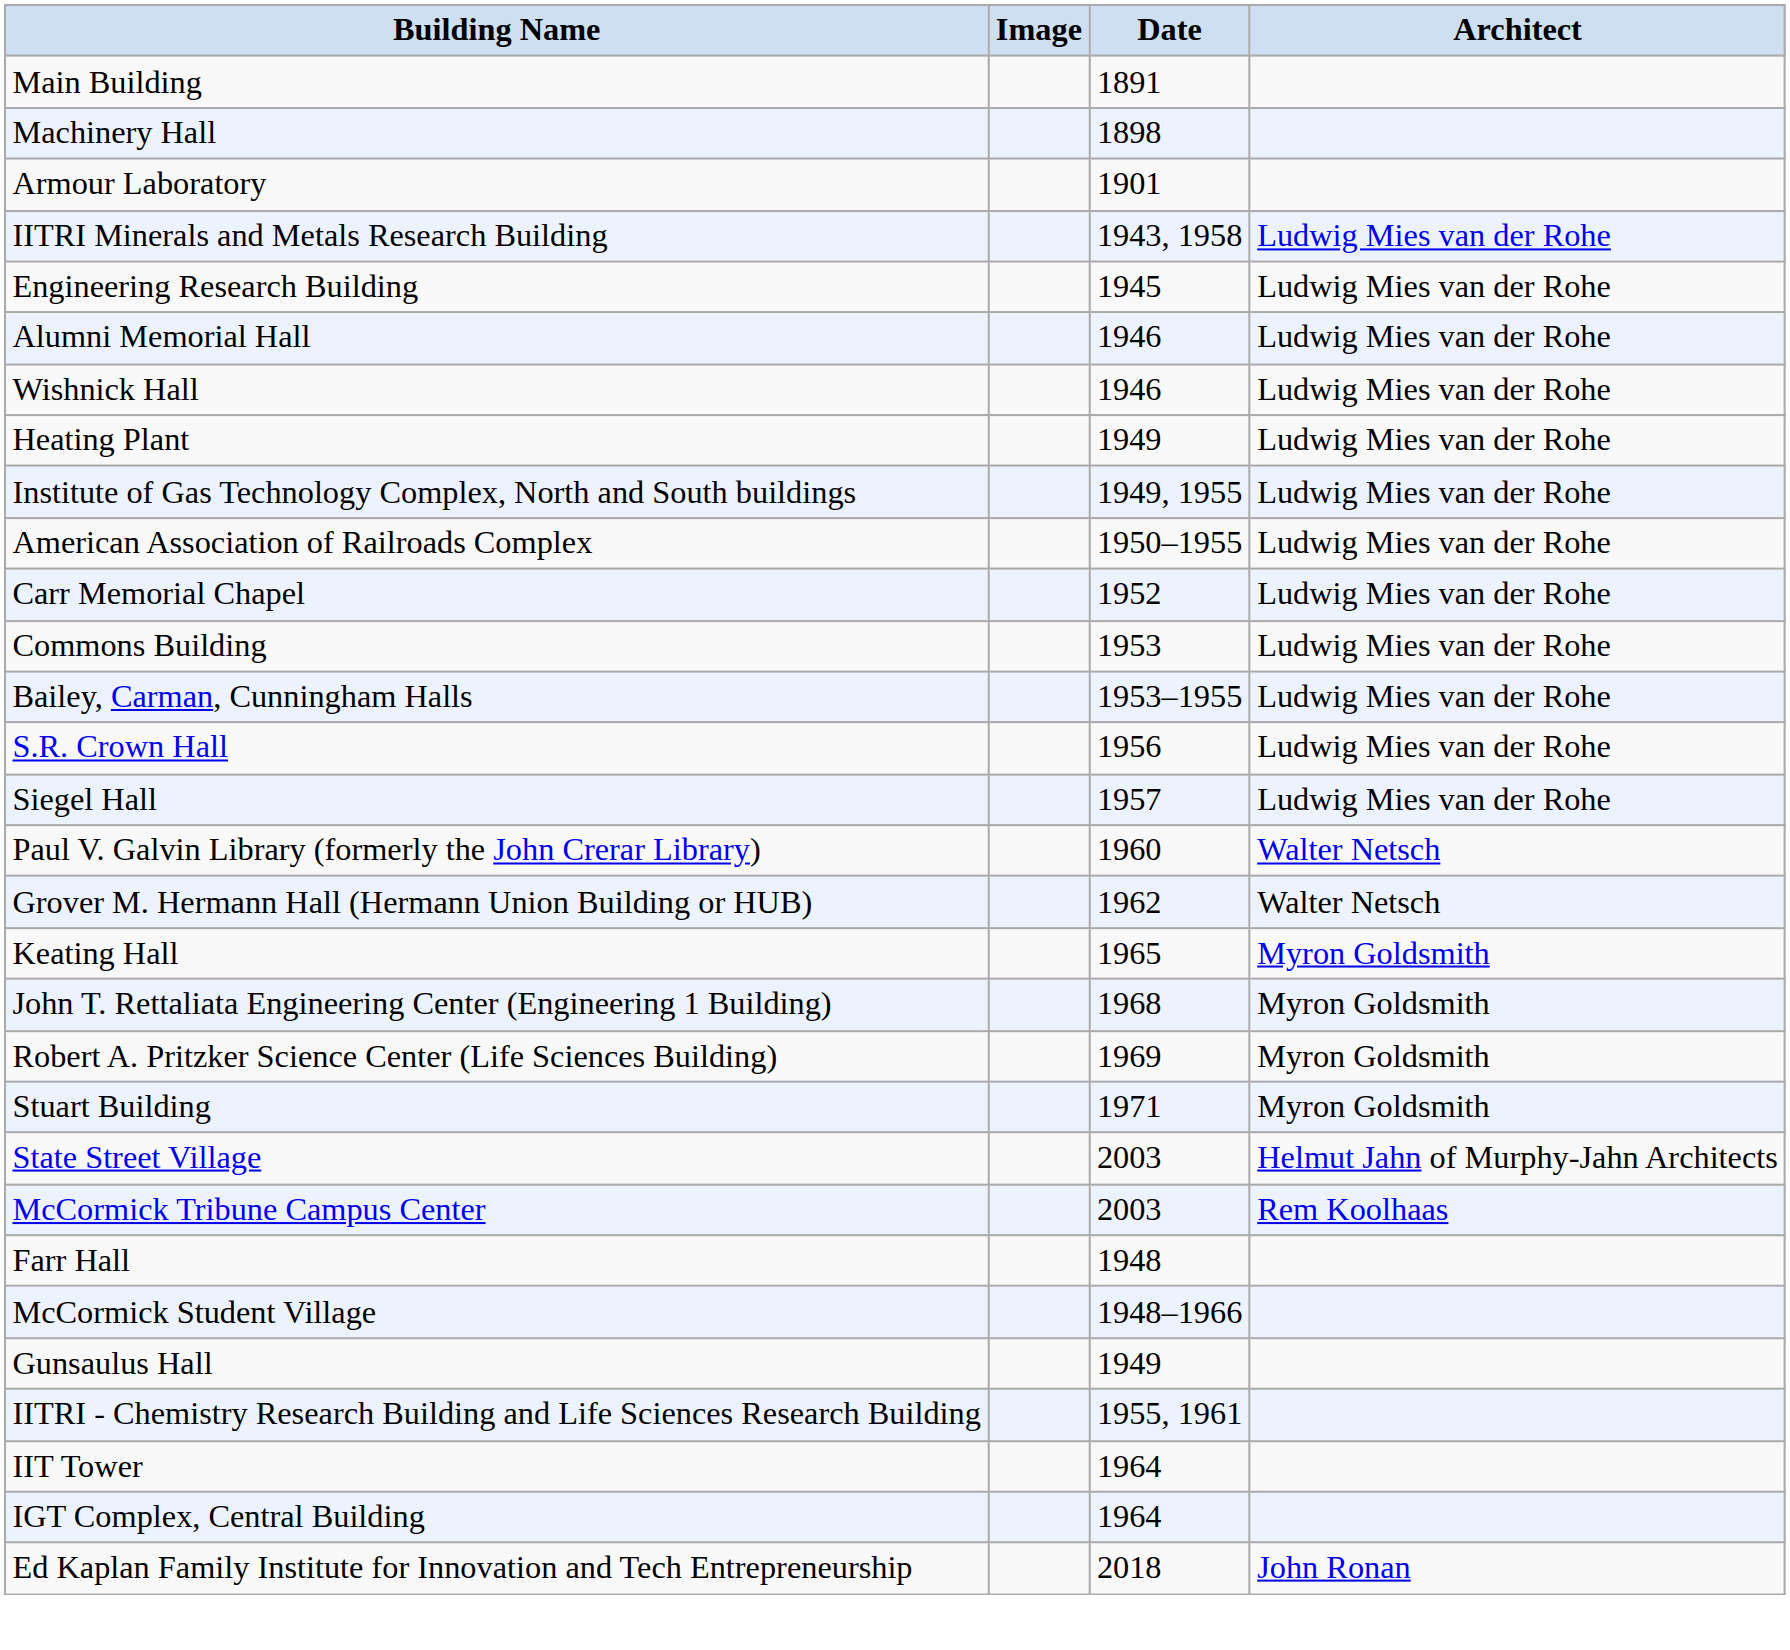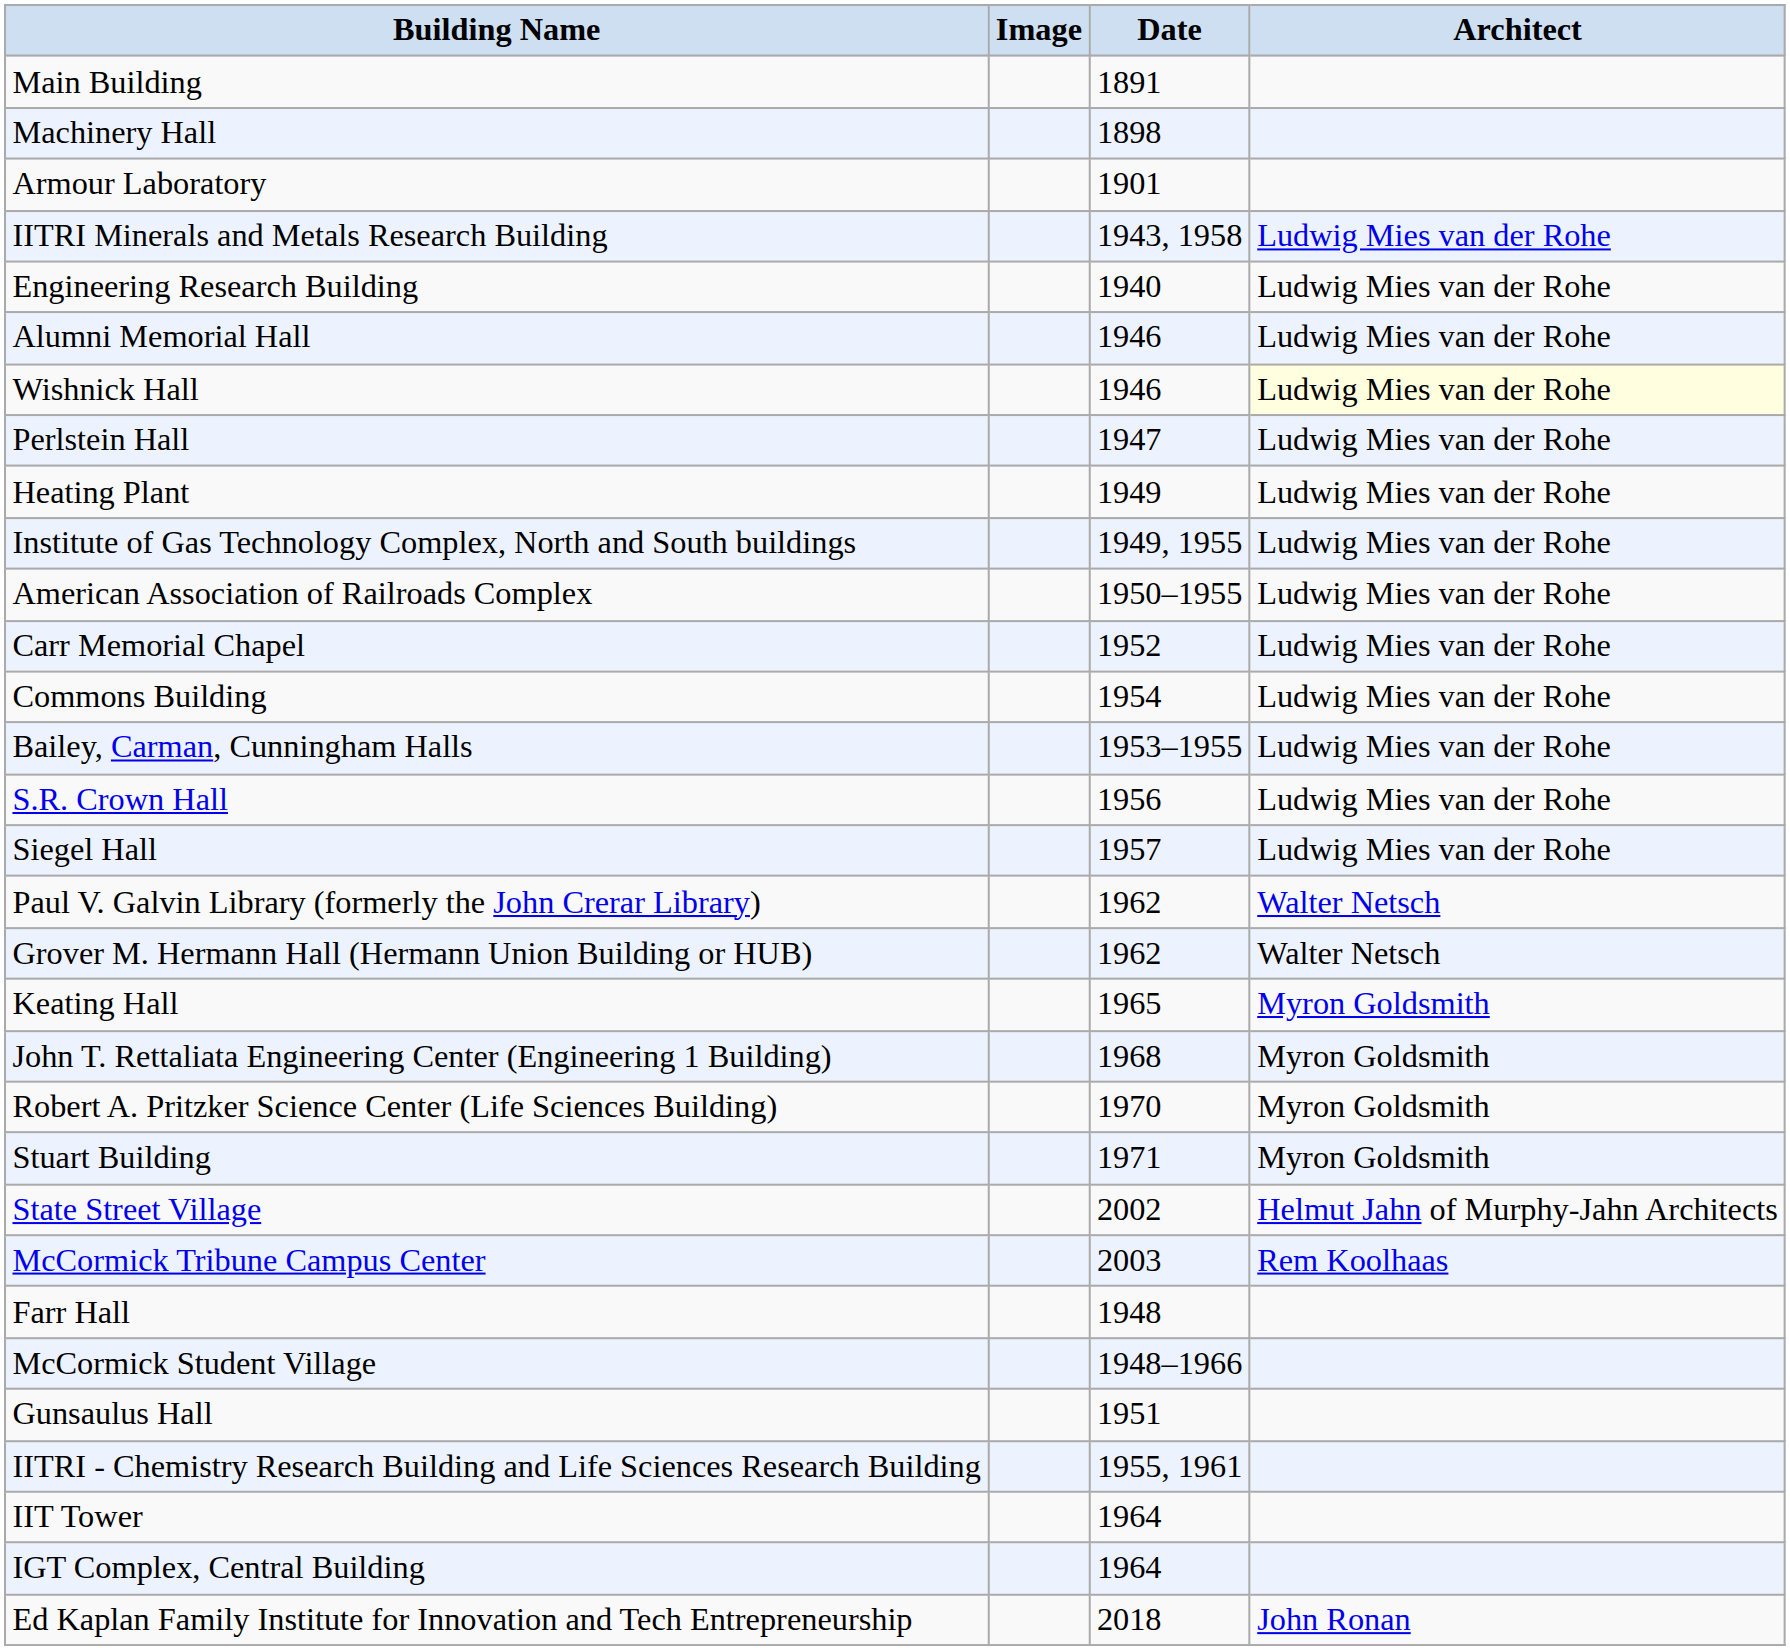(1129, 286) 1945 -> (1129, 286) 1940
(1434, 388) no background -> (1434, 388) lightyellow background
+ row: (101, 440)
(1129, 645) 1953 -> (1129, 696) 1954
(1129, 850) 1960 -> (1129, 901) 1962
(1129, 1055) 1969 -> (1129, 1106) 1970
(1129, 1157) 2003 -> (1129, 1209) 2002
(1129, 1362) 1949 -> (1129, 1414) 1951
